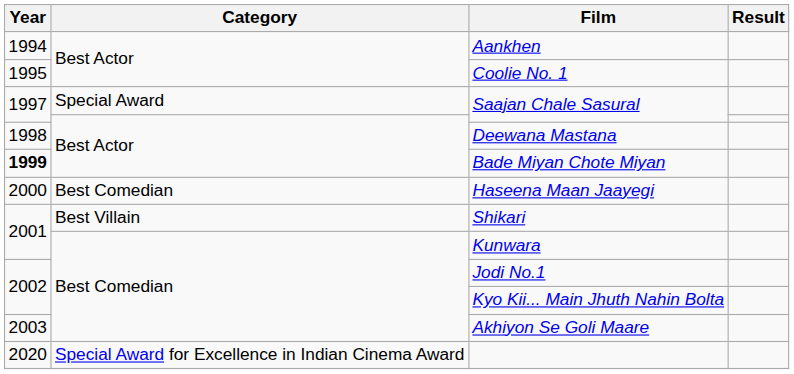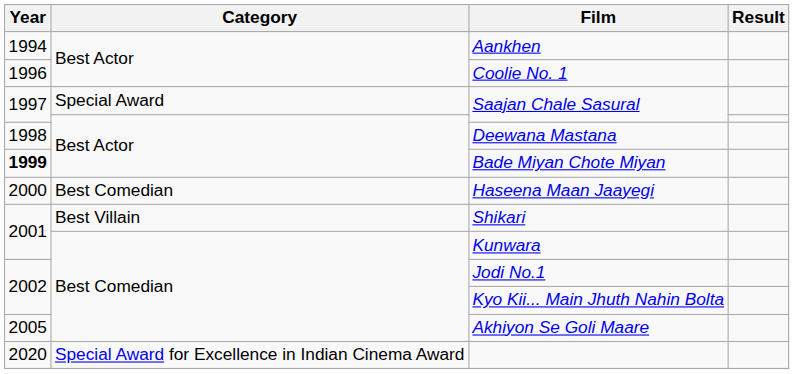(28, 73) 1995 -> (28, 73) 1996
(28, 327) 2003 -> (28, 327) 2005
